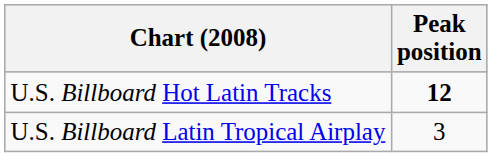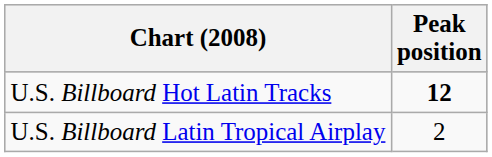(439, 131) 3 -> (439, 131) 2
